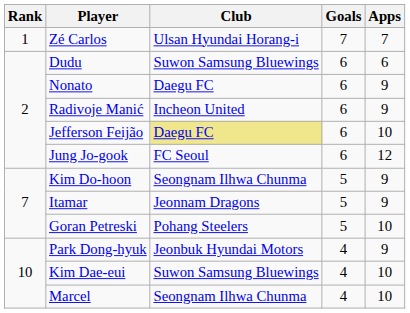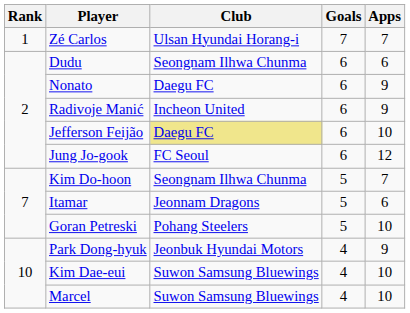(236, 62) Suwon Samsung Bluewings -> (230, 62) Seongnam Ilhwa Chunma
(385, 179) 9 -> (385, 179) 7
(385, 202) 9 -> (385, 202) 6
(230, 296) Seongnam Ilhwa Chunma -> (236, 296) Suwon Samsung Bluewings
